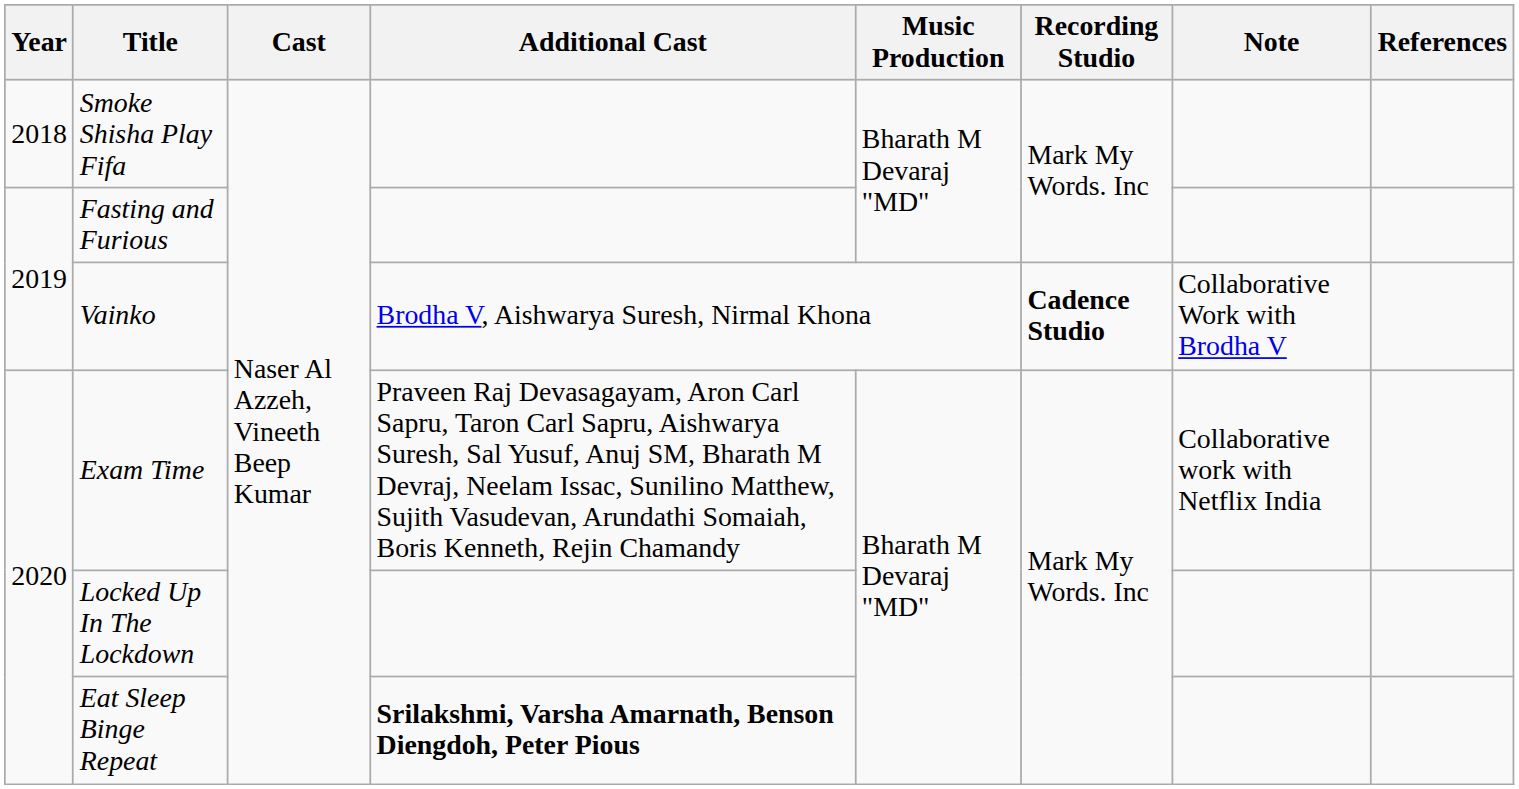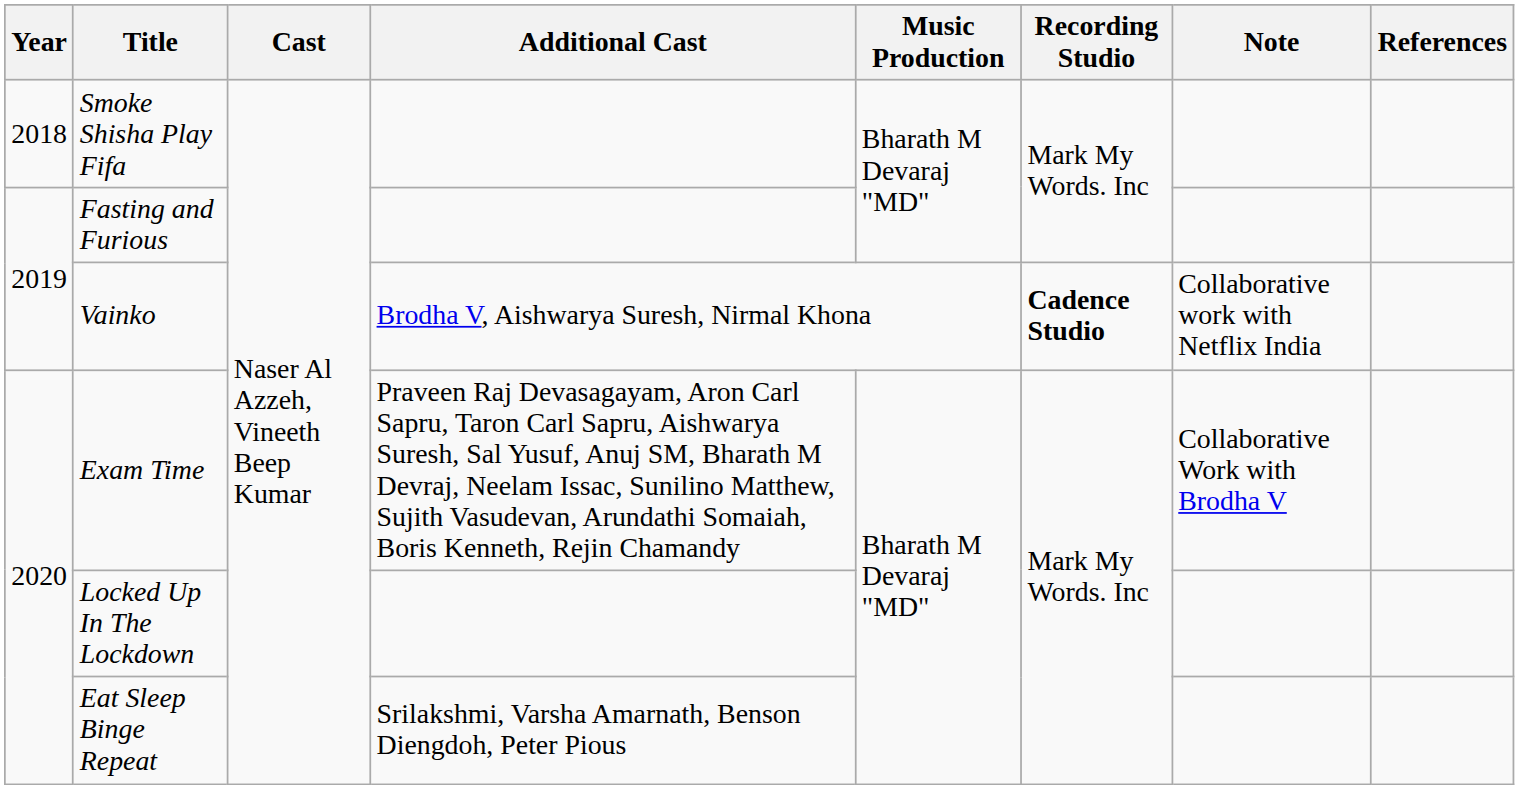(1254, 315) Collaborative Work with Brodha V -> (1254, 315) Collaborative work with Netflix India
(1254, 469) Collaborative work with Netflix India -> (1254, 469) Collaborative Work with Brodha V
(605, 729) bold -> (589, 729) normal
